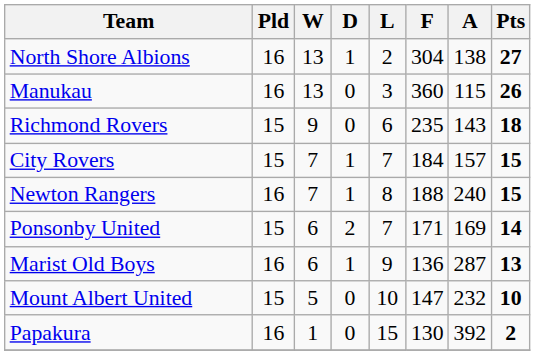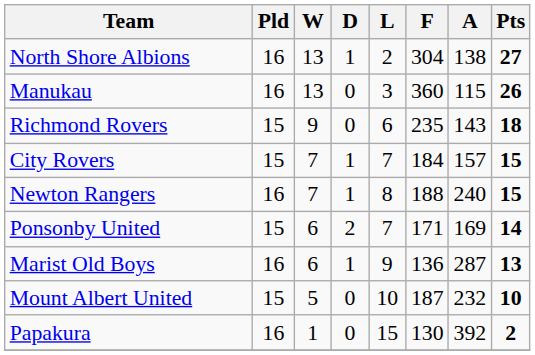(427, 297) 147 -> (427, 297) 187
